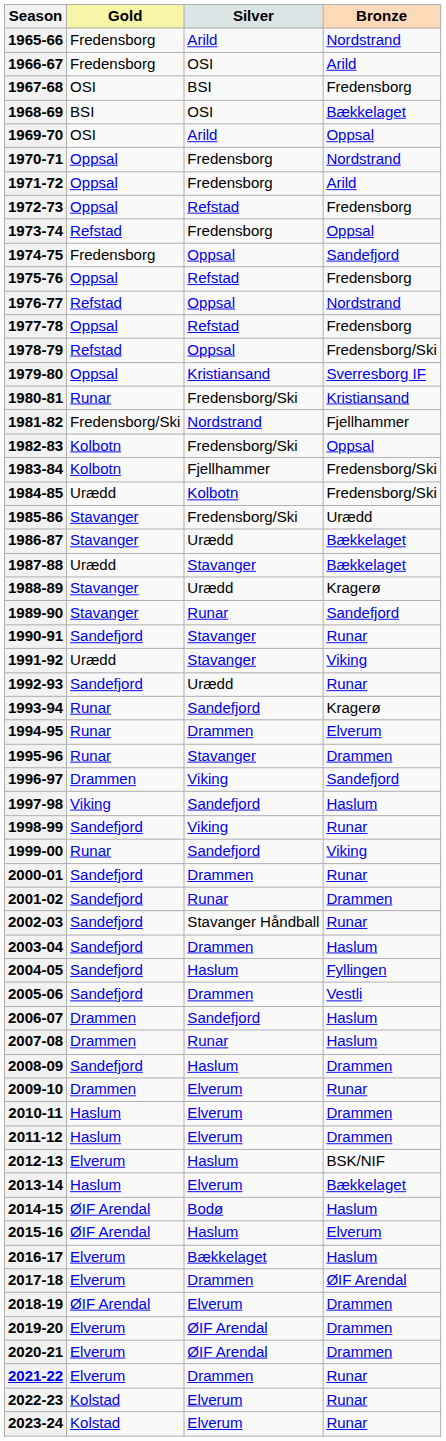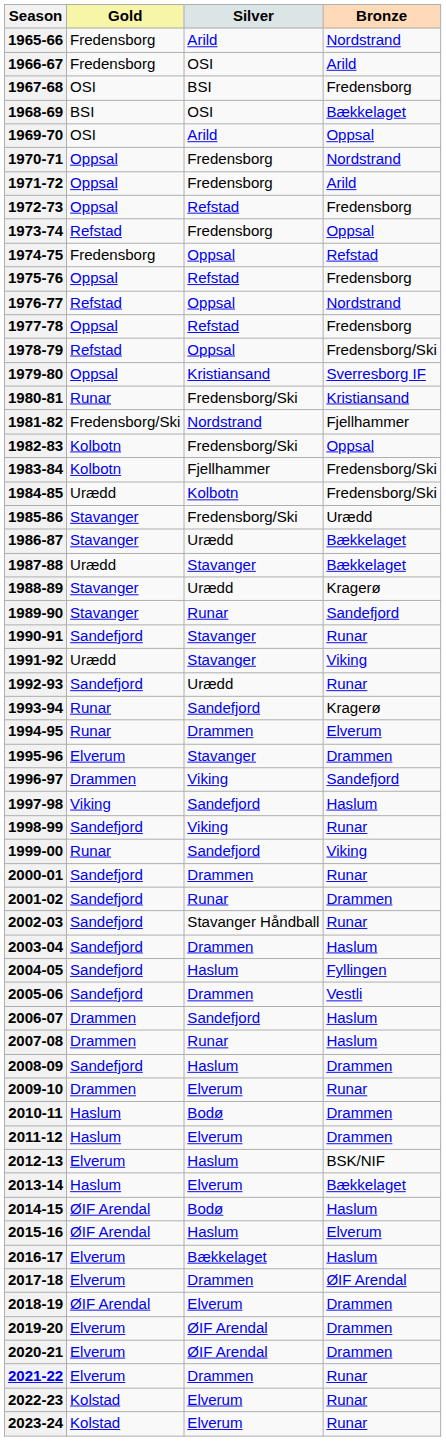(363, 254) Sandefjord -> (352, 254) Refstad
(91, 755) Runar -> (98, 755) Elverum
(215, 1113) Elverum -> (205, 1113) Bodø
